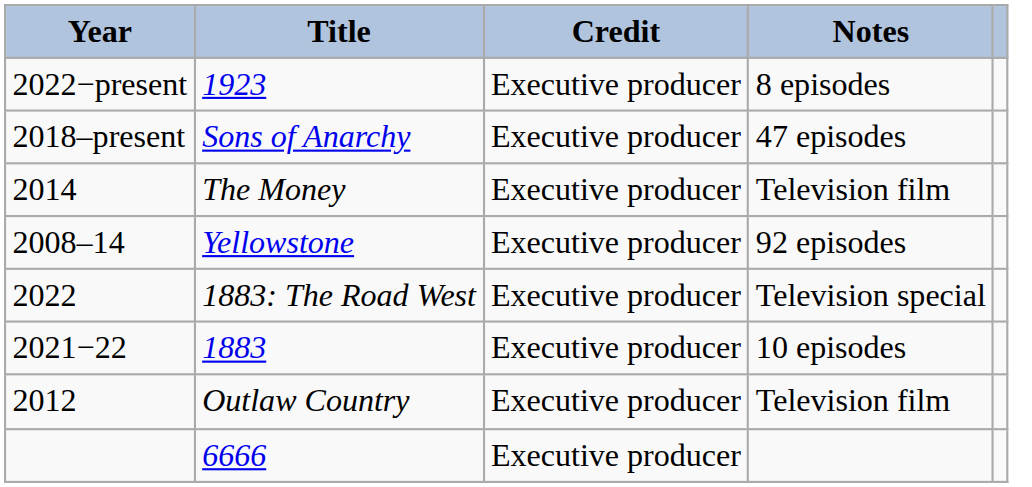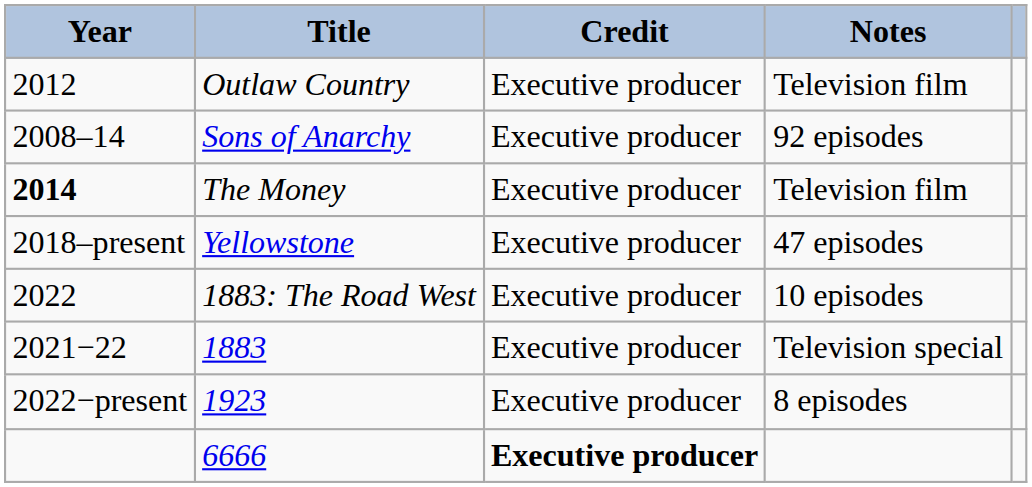rows swapped: (306, 401) <-> (234, 84)
(99, 136) 2018–present -> (69, 136) 2008–14
(831, 136) 47 episodes -> (848, 136) 92 episodes
(45, 189) normal -> (45, 189) bold
(69, 242) 2008–14 -> (99, 242) 2018–present
(831, 242) 92 episodes -> (848, 242) 47 episodes
(871, 295) Television special -> (848, 295) 10 episodes
(831, 348) 10 episodes -> (888, 348) Television special
(616, 454) normal -> (625, 454) bold
